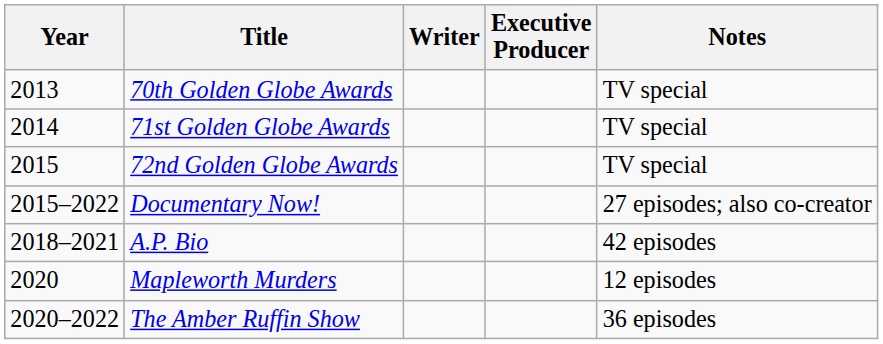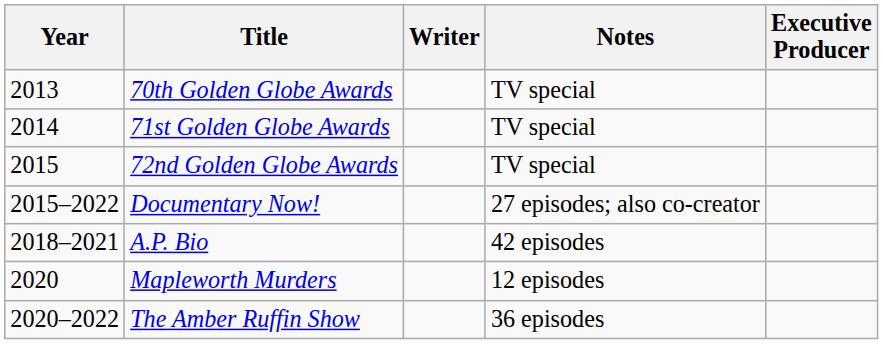columns swapped: (541, 37) <-> (737, 37)
